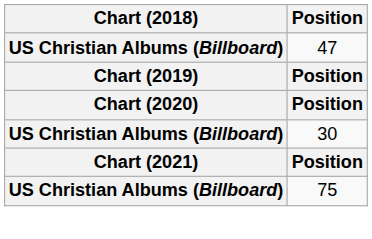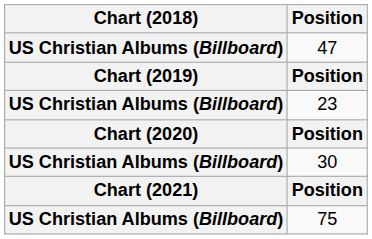+ row: (327, 104)
